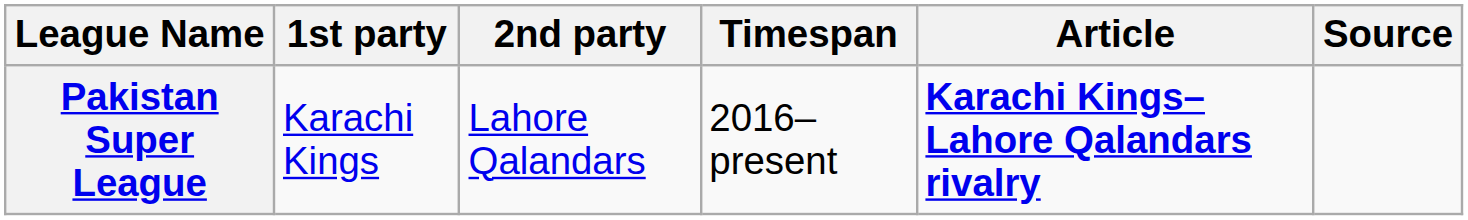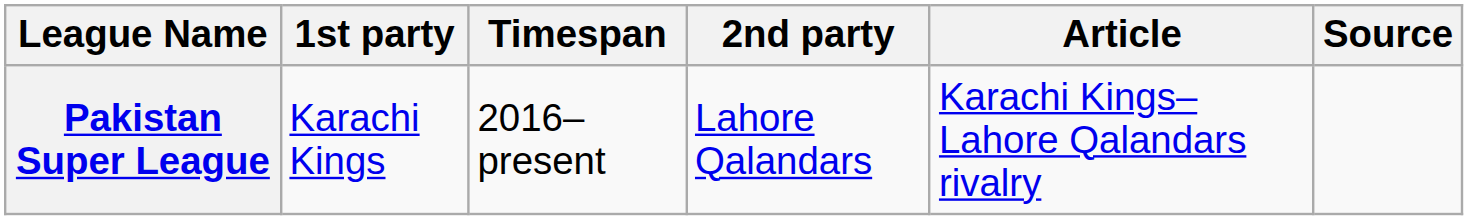columns swapped: (580, 34) <-> (808, 34)
(1089, 139) bold -> (1093, 139) normal
